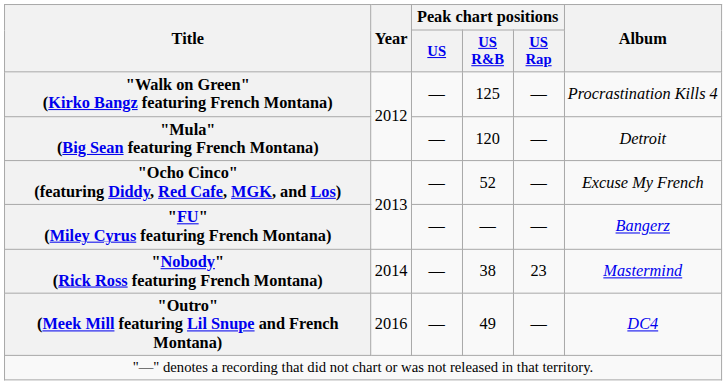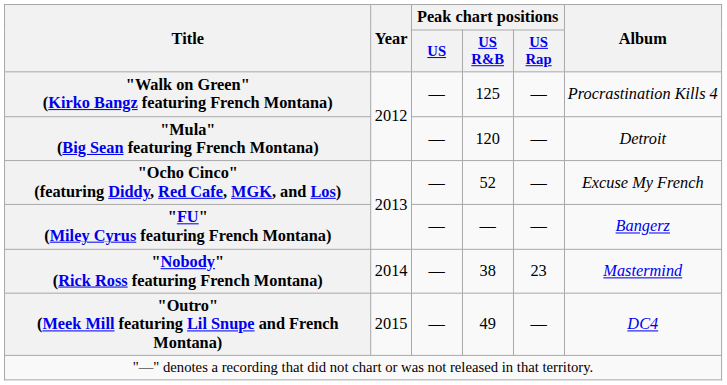(391, 324) 2016 -> (391, 324) 2015
